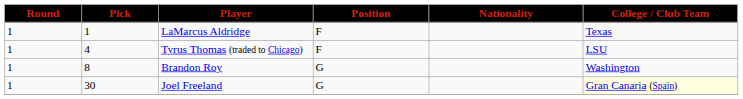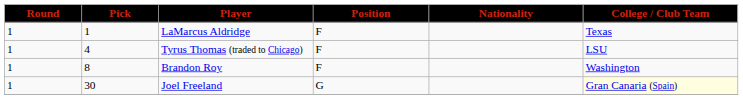(320, 67) G -> (319, 67) F
